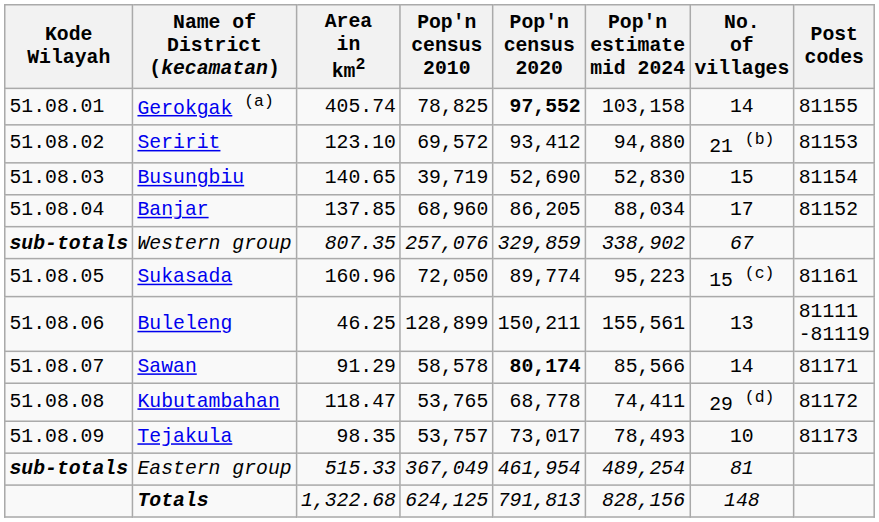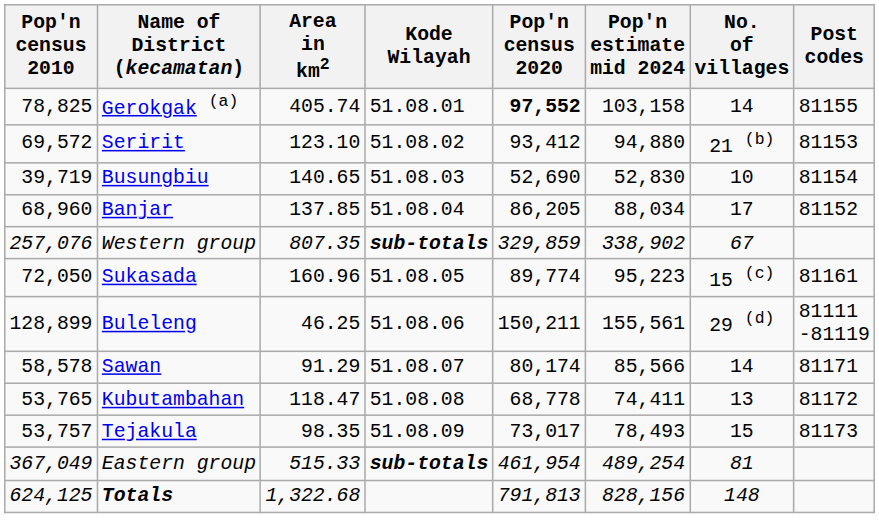columns swapped: (69, 46) <-> (447, 46)
(742, 178) 15 -> (742, 178) 10
(742, 324) 13 -> (742, 324) 29 (d)
(545, 367) bold -> (545, 367) normal
(742, 402) 29 (d) -> (742, 399) 13
(742, 437) 10 -> (742, 432) 15
